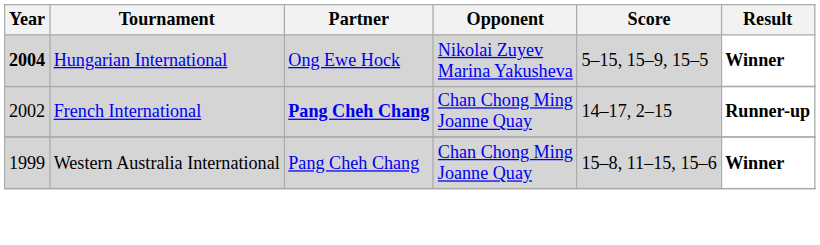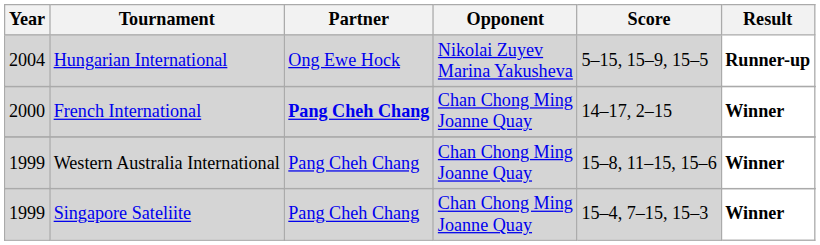(27, 60) bold -> (27, 60) normal
(755, 60) Winner -> (768, 60) Runner-up
(27, 111) 2002 -> (27, 111) 2000
(768, 111) Runner-up -> (755, 111) Winner
+ row: (122, 214)
